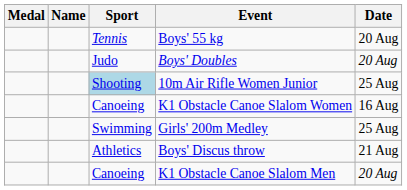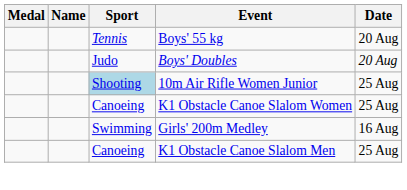(378, 106) 16 Aug -> (378, 106) 25 Aug
(378, 128) 25 Aug -> (378, 128) 16 Aug
- row: (212, 151)
(378, 174) 20 Aug -> (378, 151) 25 Aug
